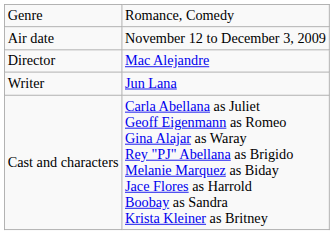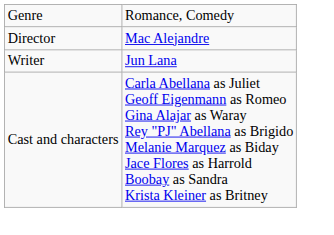- row: (31, 38)
